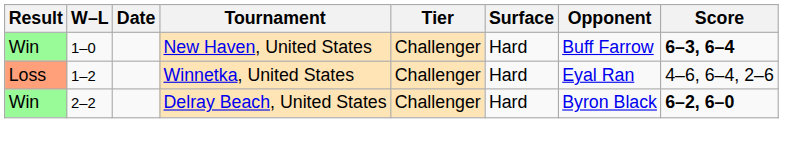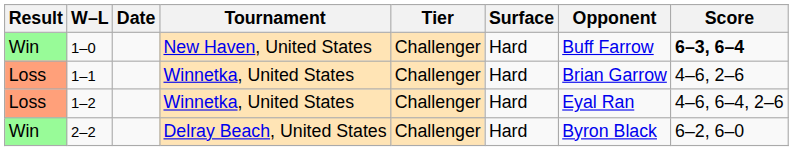+ row: (83, 76)
(700, 103) bold -> (710, 131) normal
